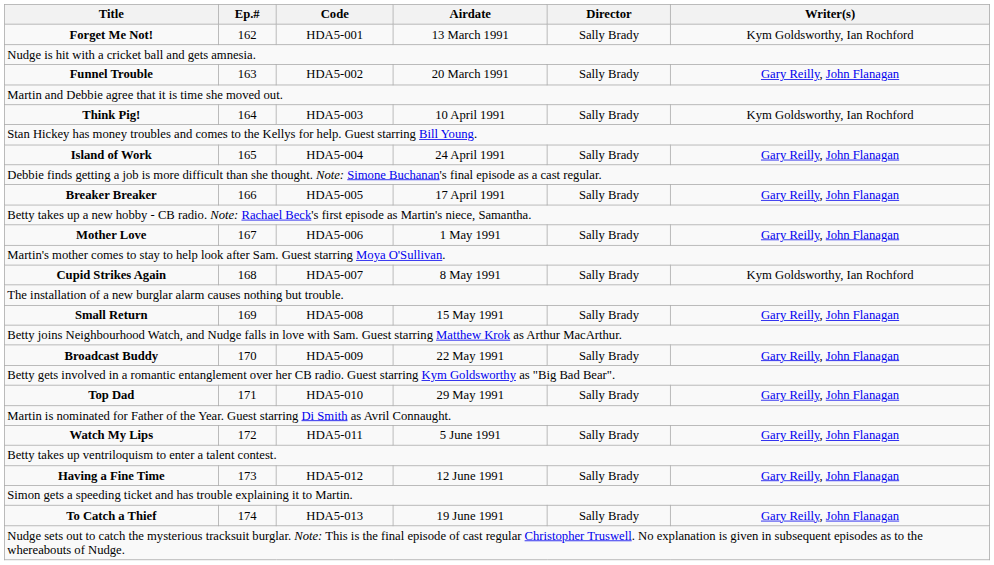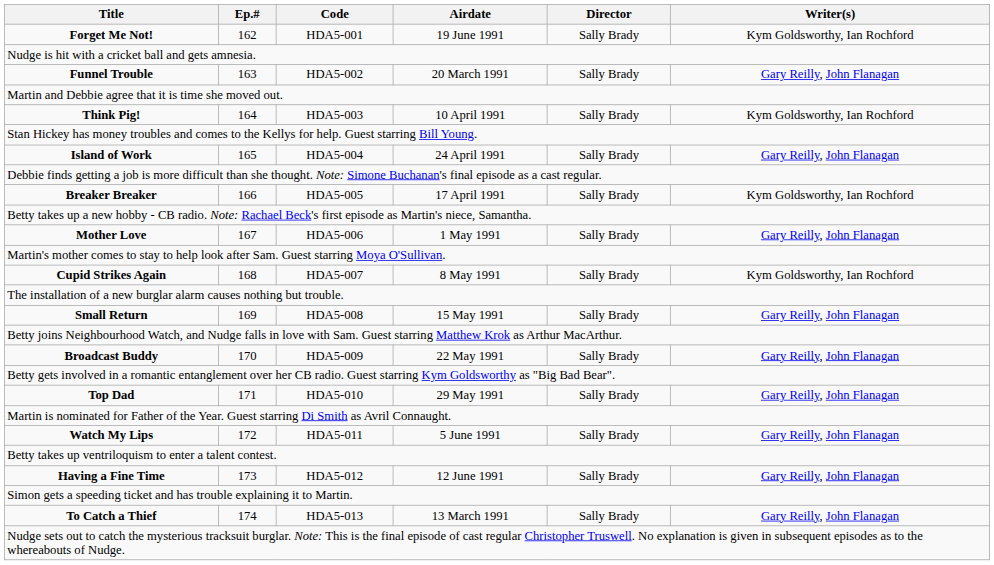(470, 34) 13 March 1991 -> (470, 34) 19 June 1991
(830, 194) Gary Reilly, John Flanagan -> (830, 194) Kym Goldsworthy, Ian Rochford
(470, 515) 19 June 1991 -> (470, 515) 13 March 1991
